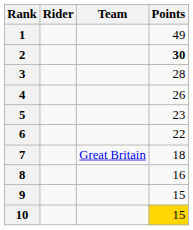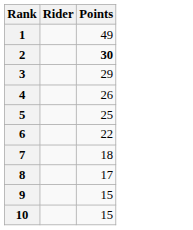- column: (113, 14)
(179, 74) 28 -> (107, 74) 29
(179, 114) 23 -> (107, 114) 25
(179, 174) 16 -> (107, 174) 17
(179, 214) gold background -> (107, 214) no background
